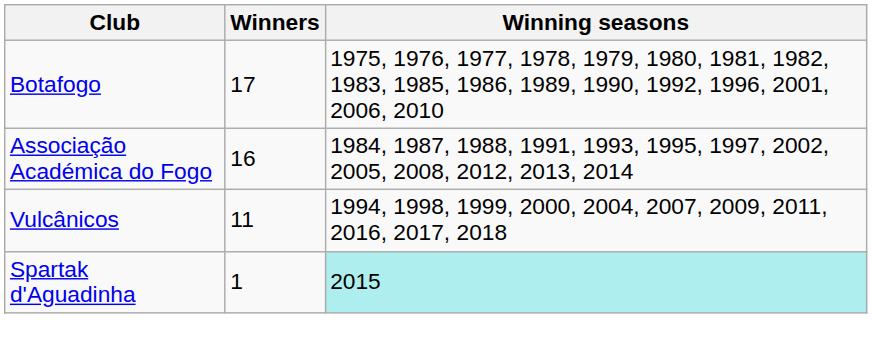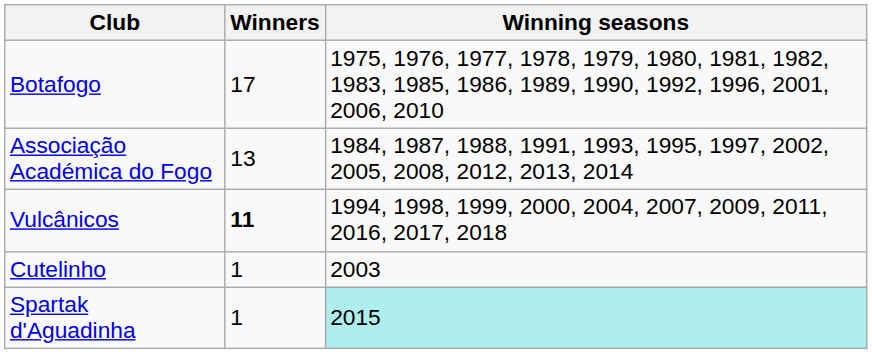(243, 158) 16 -> (243, 158) 13
(242, 220) normal -> (242, 220) bold
+ row: (58, 268)
